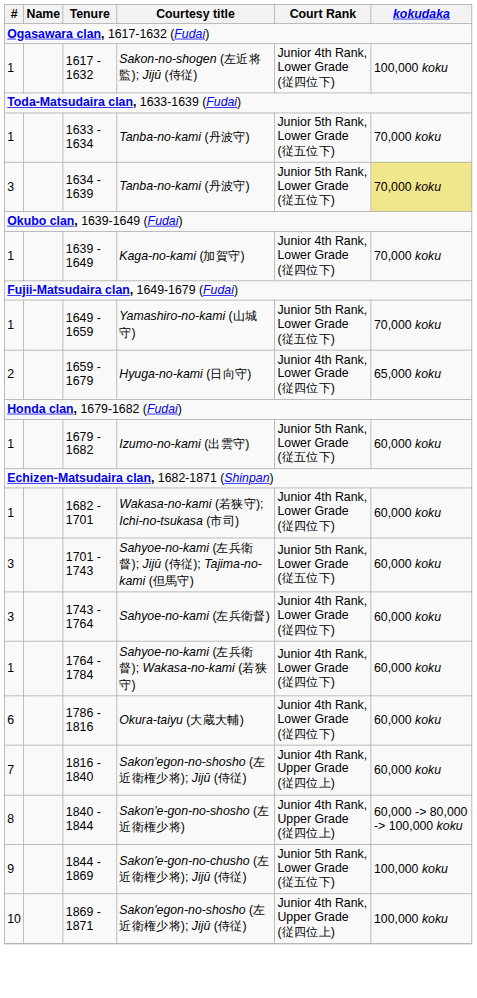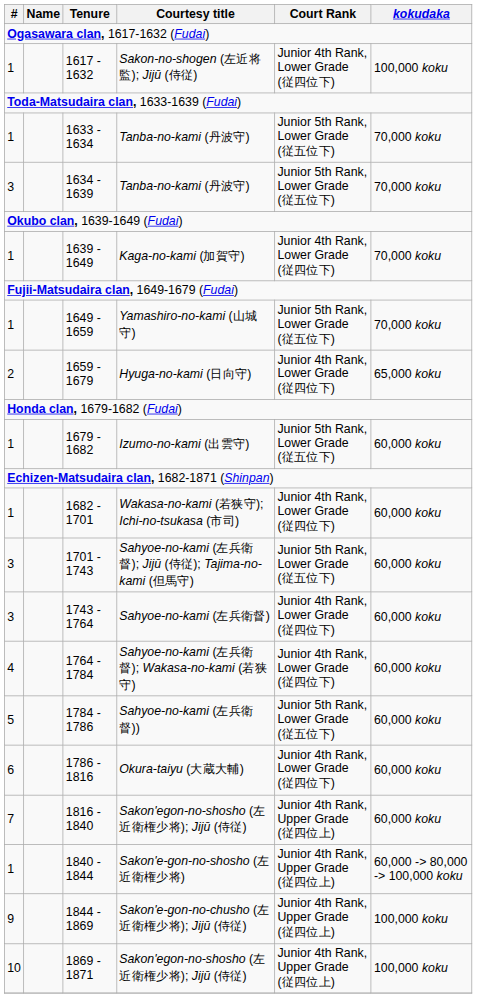(408, 187) khaki background -> (408, 187) no background
(11, 668) 1 -> (11, 668) 4
+ row: (83, 720)
(11, 819) 8 -> (11, 869) 1
(322, 868) Junior 5th Rank, Lower Grade (従五位下) -> (322, 918) Junior 4th Rank, Upper Grade (従四位上)
